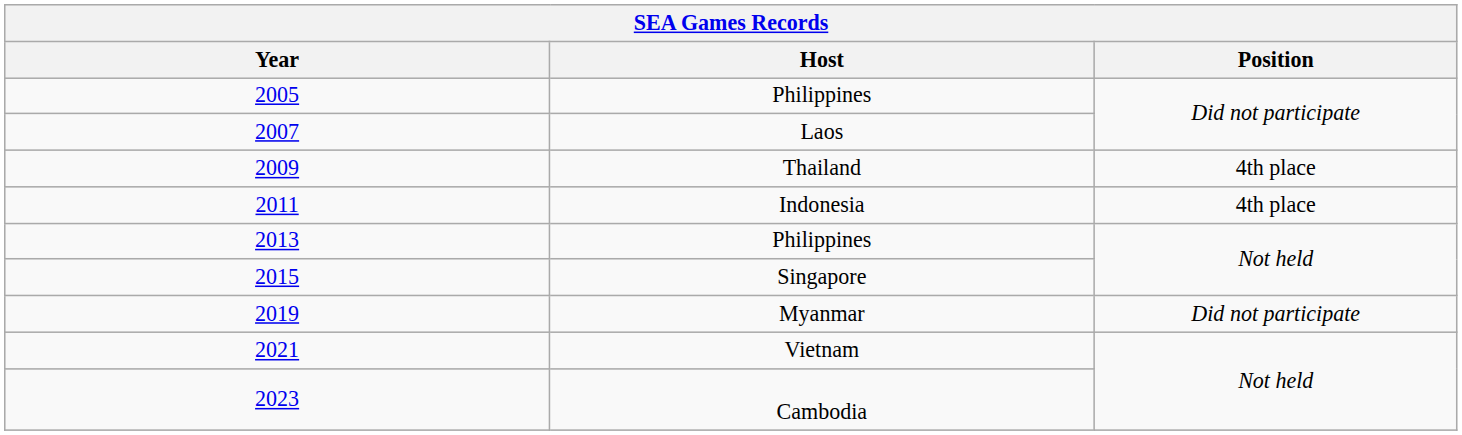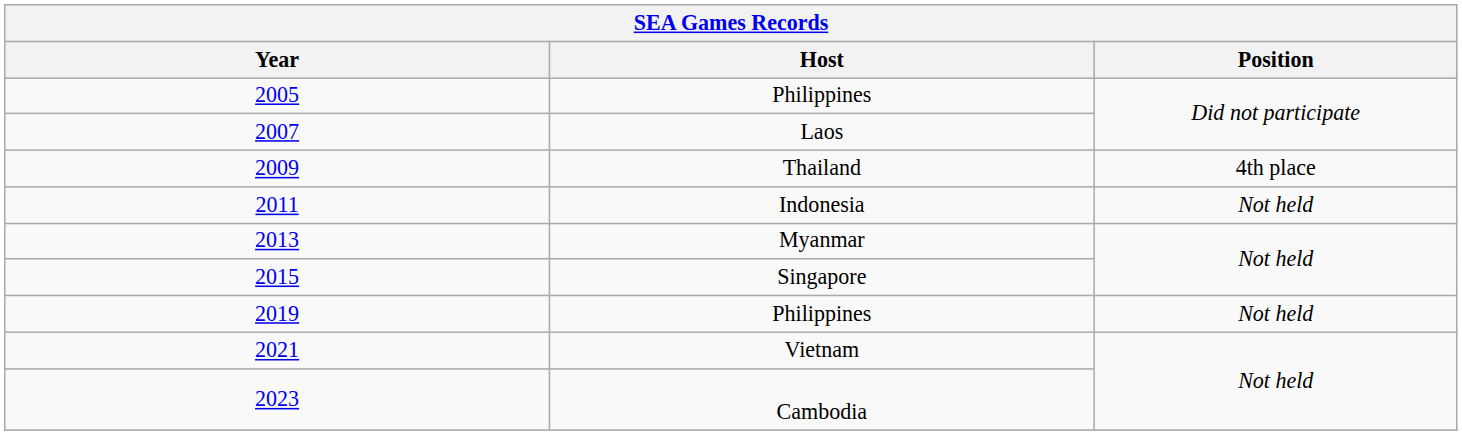(1276, 204) 4th place -> (1276, 204) Not held
(822, 241) Philippines -> (822, 241) Myanmar
(822, 313) Myanmar -> (822, 313) Philippines
(1276, 313) Did not participate -> (1276, 313) Not held
